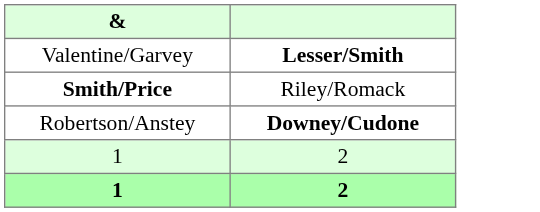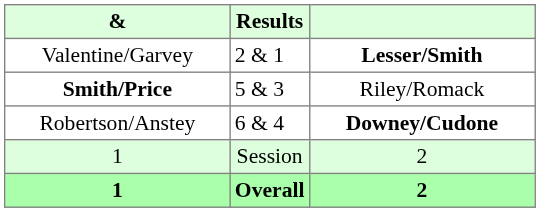+ column: (270, 21)
